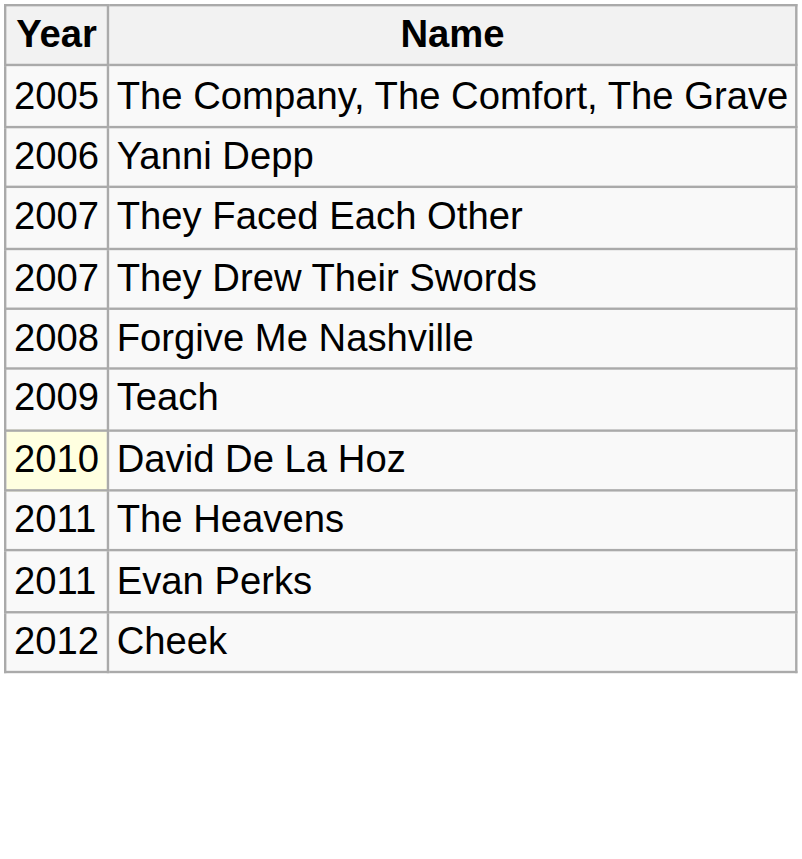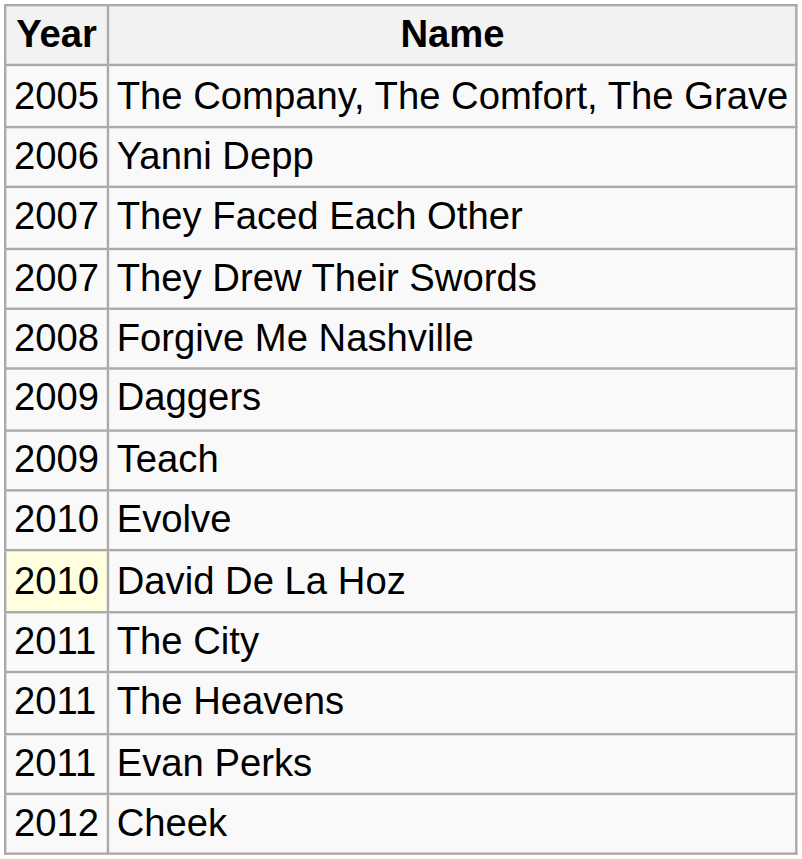+ row: (189, 398)
+ row: (174, 519)
+ row: (188, 641)
